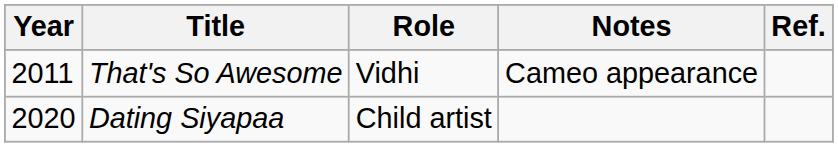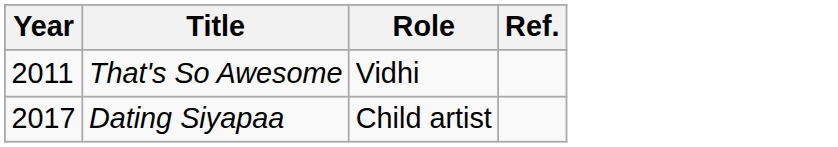- column: (632, 27)
(44, 118) 2020 -> (44, 118) 2017
